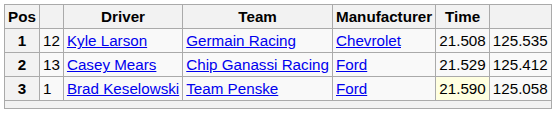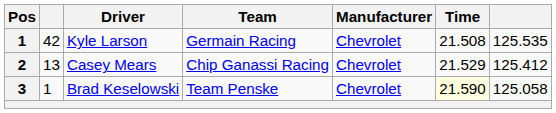(51, 41) 12 -> (51, 41) 42
(352, 65) Ford -> (368, 65) Chevrolet
(352, 89) Ford -> (368, 89) Chevrolet
